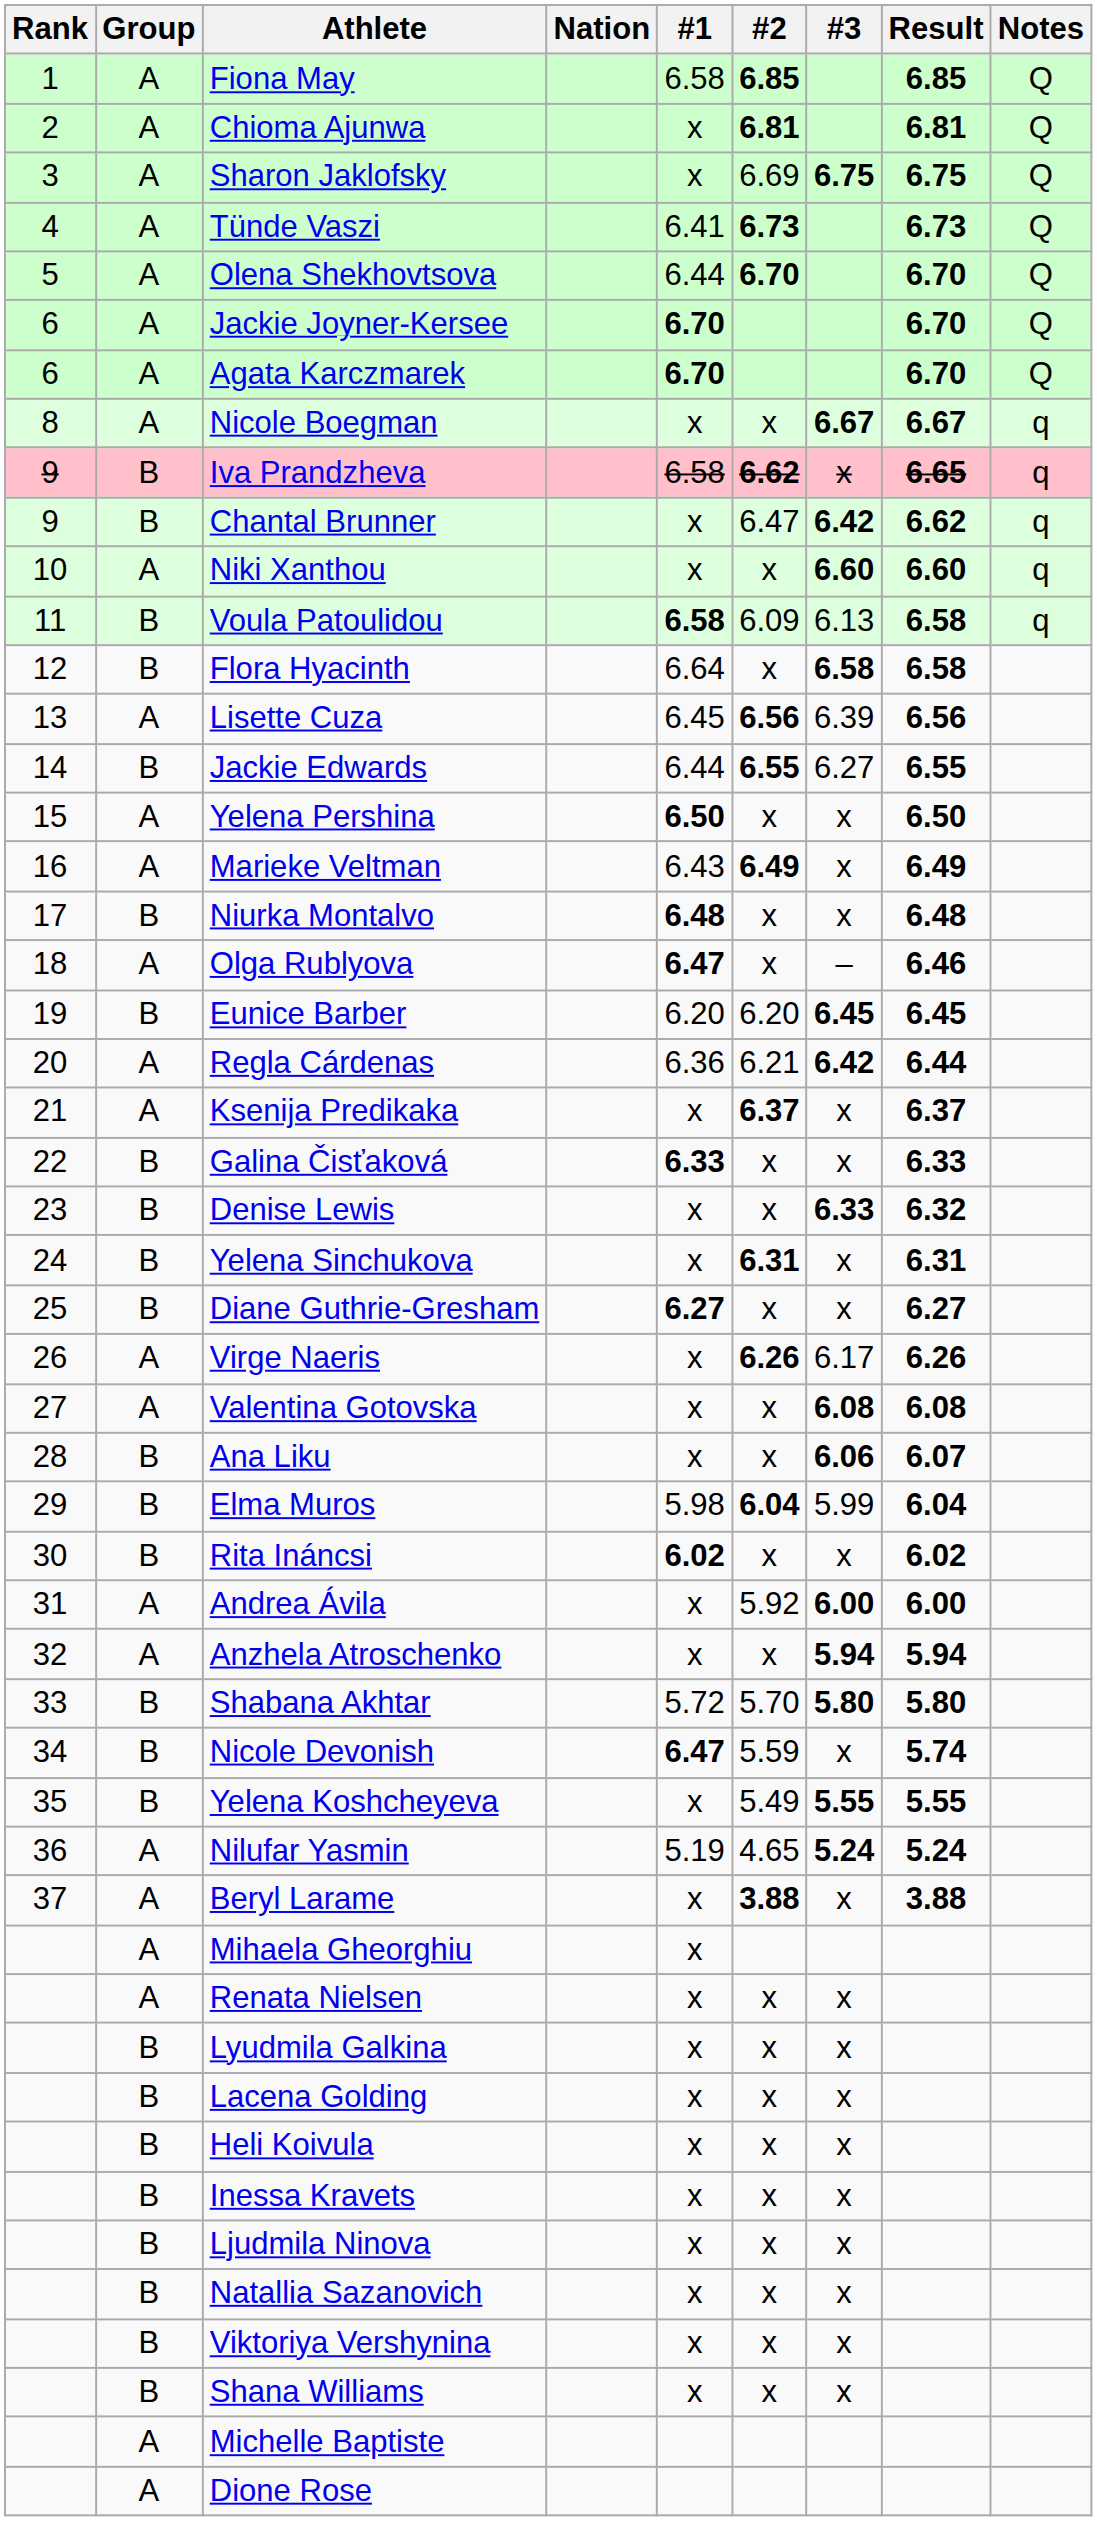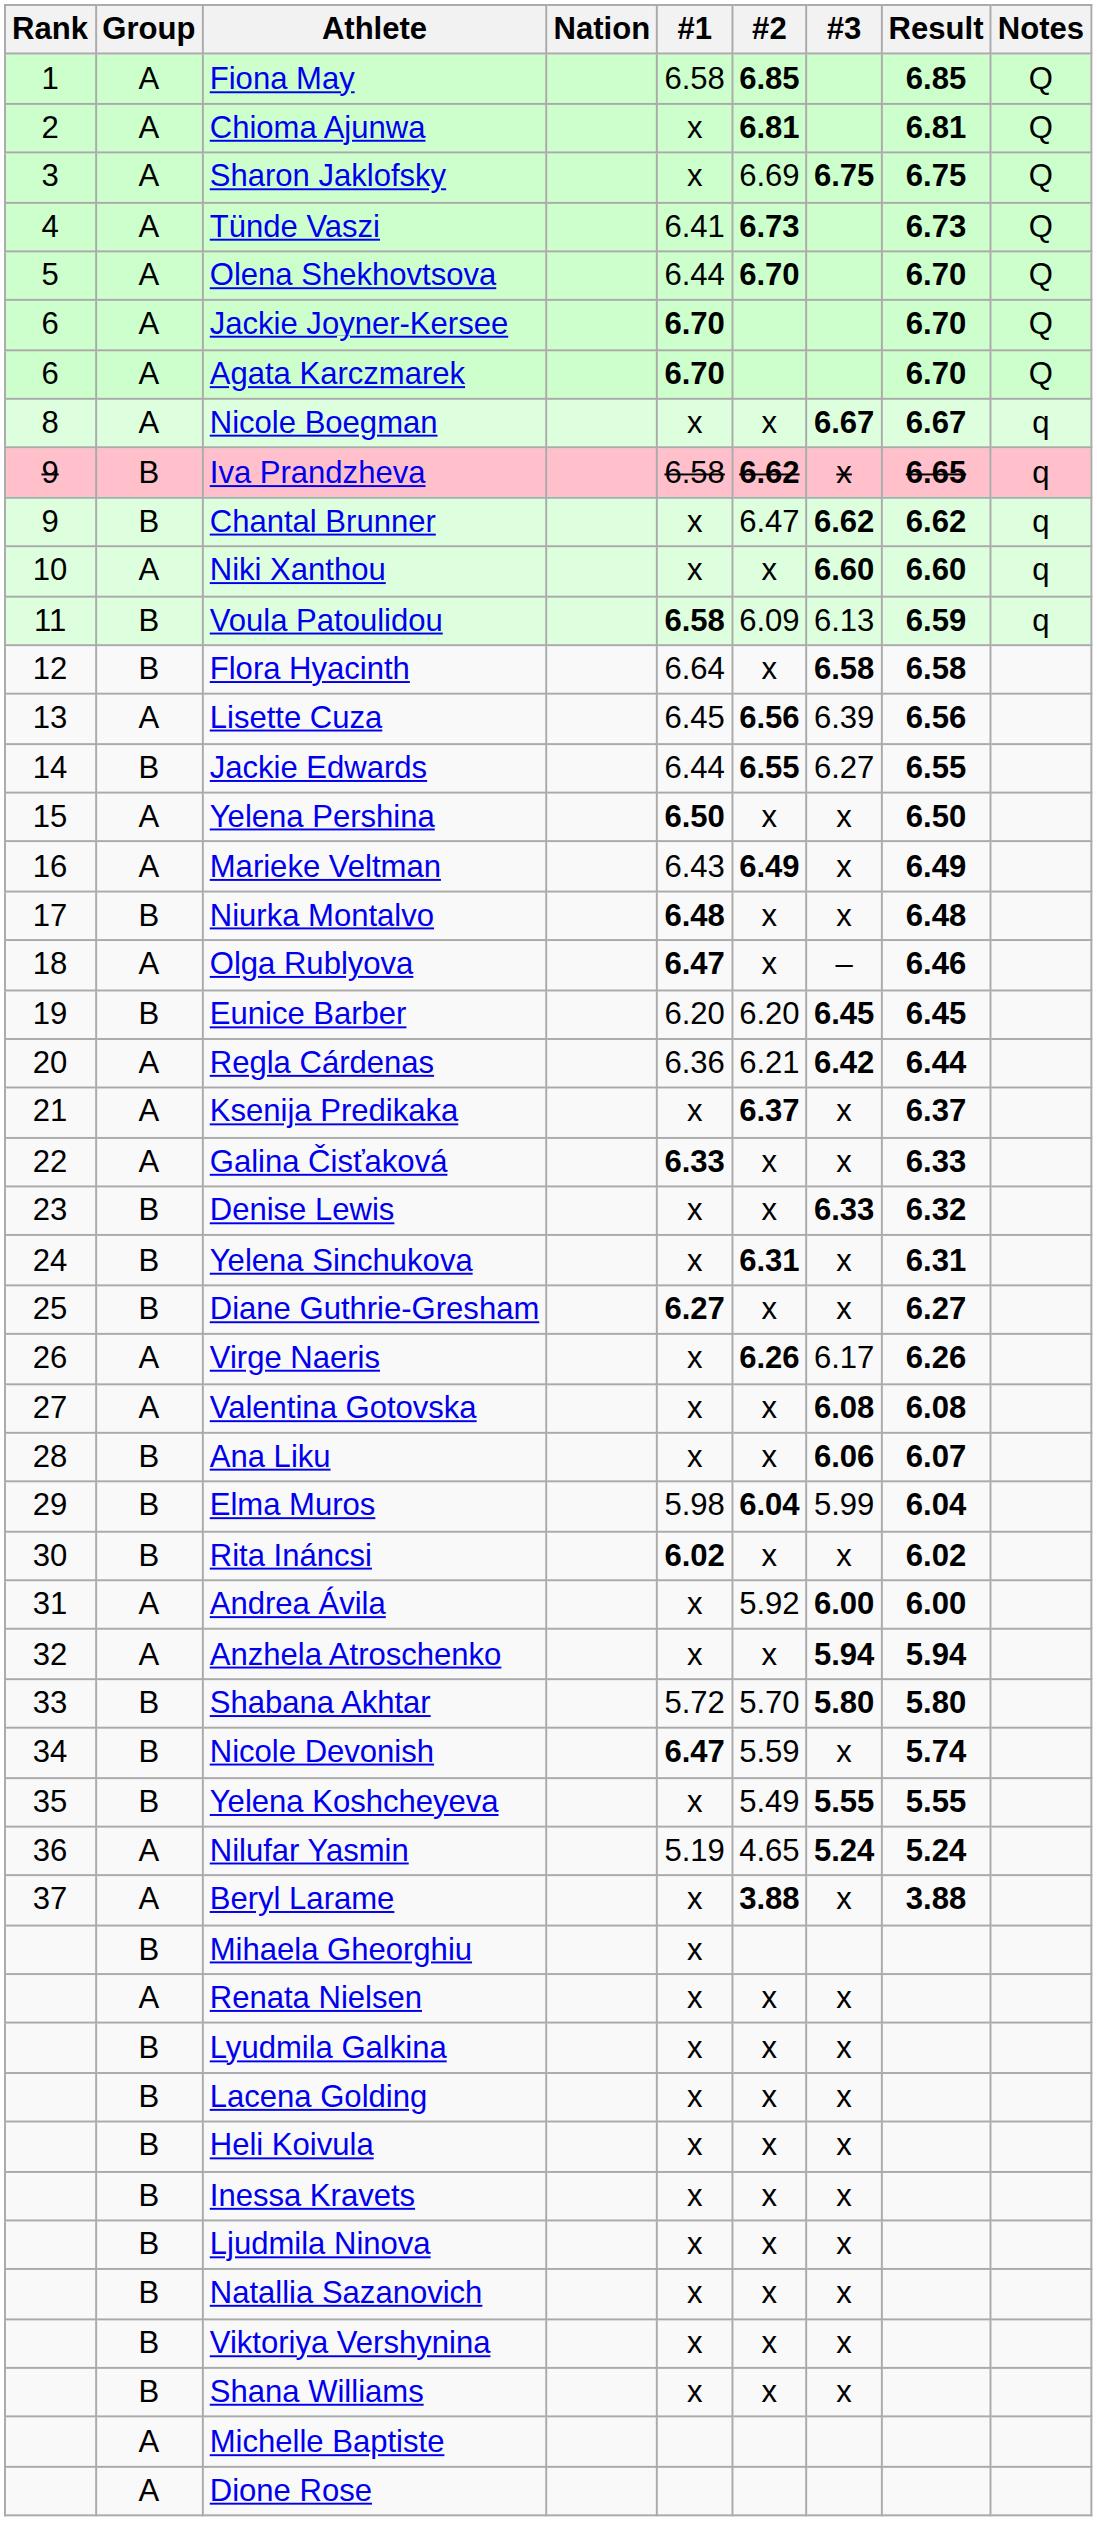(844, 521) 6.42 -> (844, 521) 6.62
(936, 619) 6.58 -> (936, 619) 6.59
(149, 1161) B -> (149, 1161) A
(149, 1948) A -> (149, 1948) B
